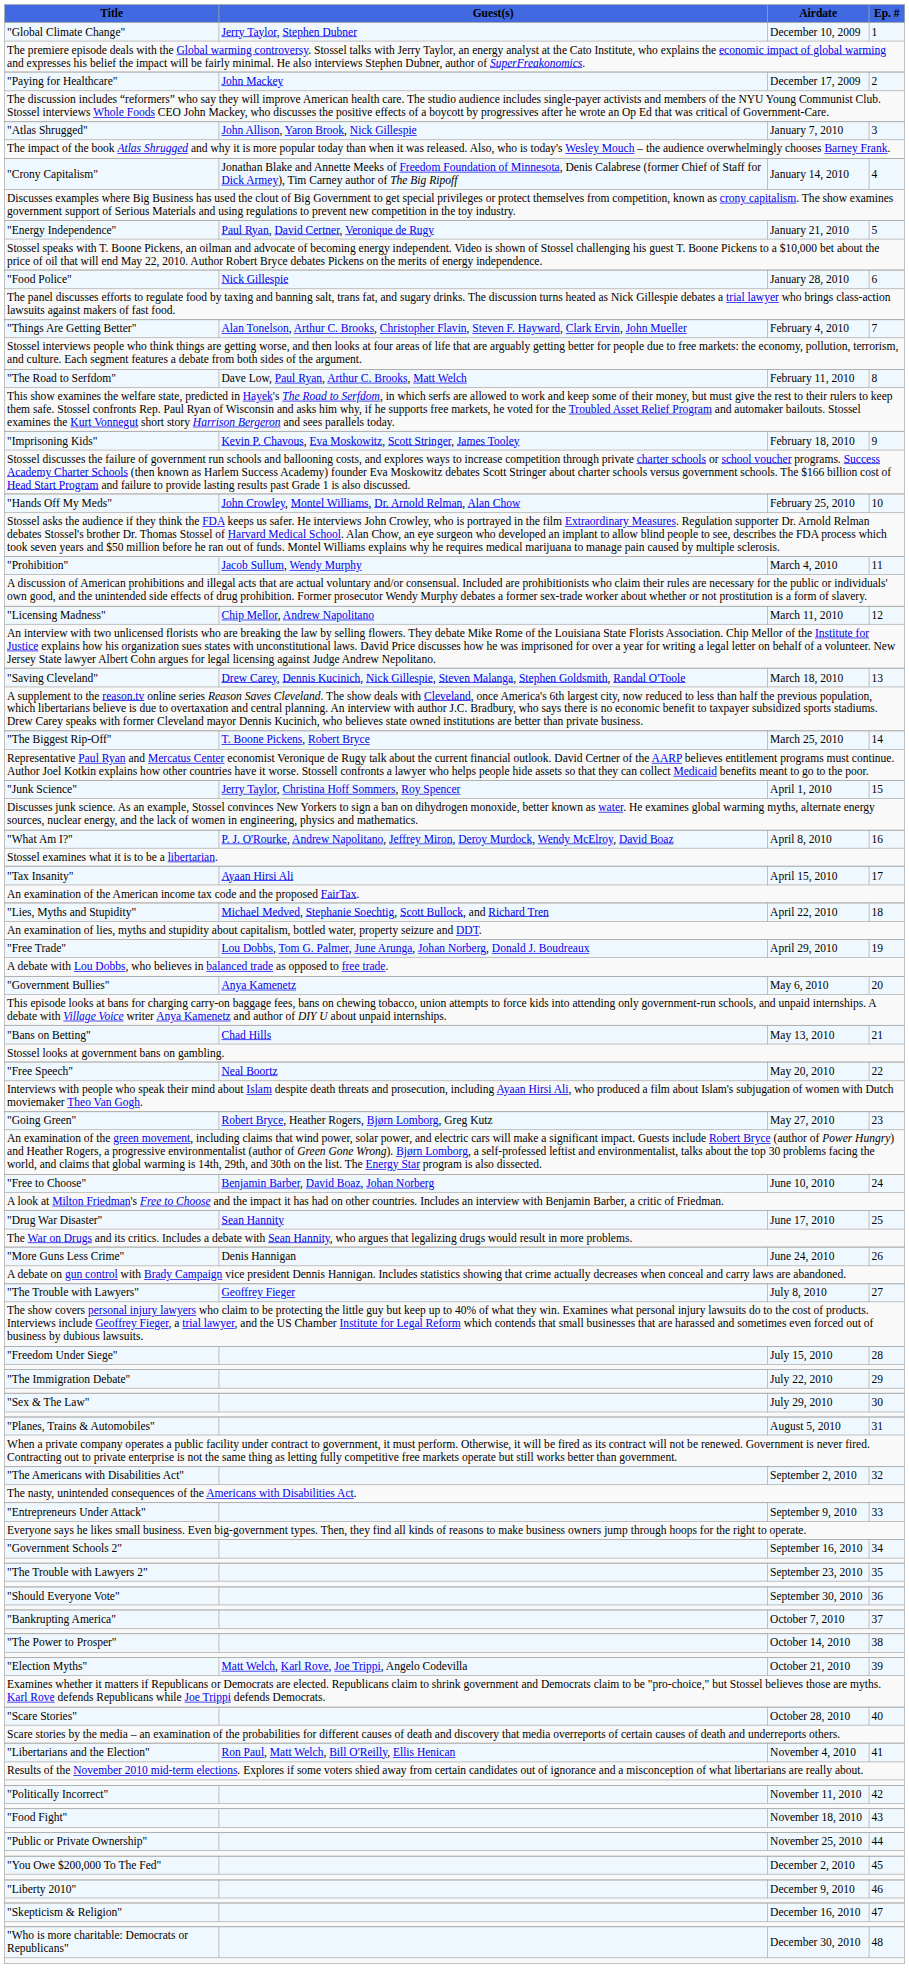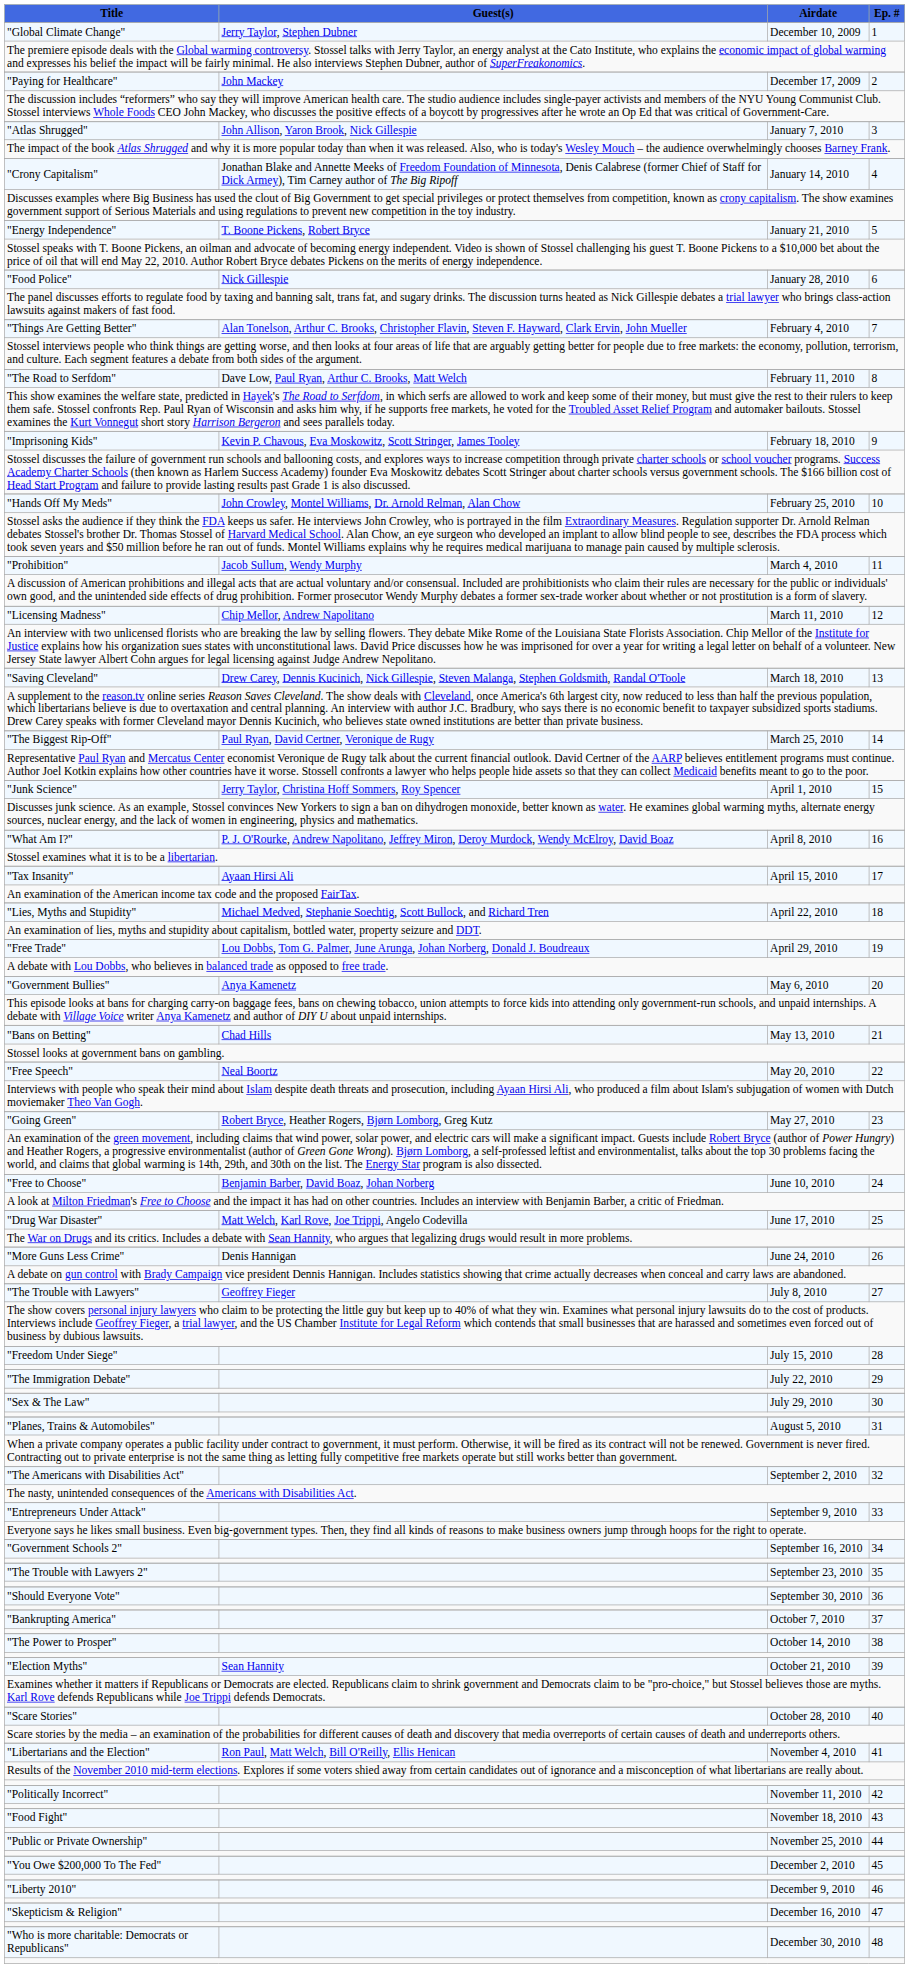(328, 229) Paul Ryan, David Certner, Veronique de Rugy -> (296, 229) T. Boone Pickens, Robert Bryce
(296, 740) T. Boone Pickens, Robert Bryce -> (328, 740) Paul Ryan, David Certner, Veronique de Rugy
(253, 1219) Sean Hannity -> (344, 1219) Matt Welch, Karl Rove, Joe Trippi, Angelo Codevilla
(344, 1666) Matt Welch, Karl Rove, Joe Trippi, Angelo Codevilla -> (253, 1666) Sean Hannity
